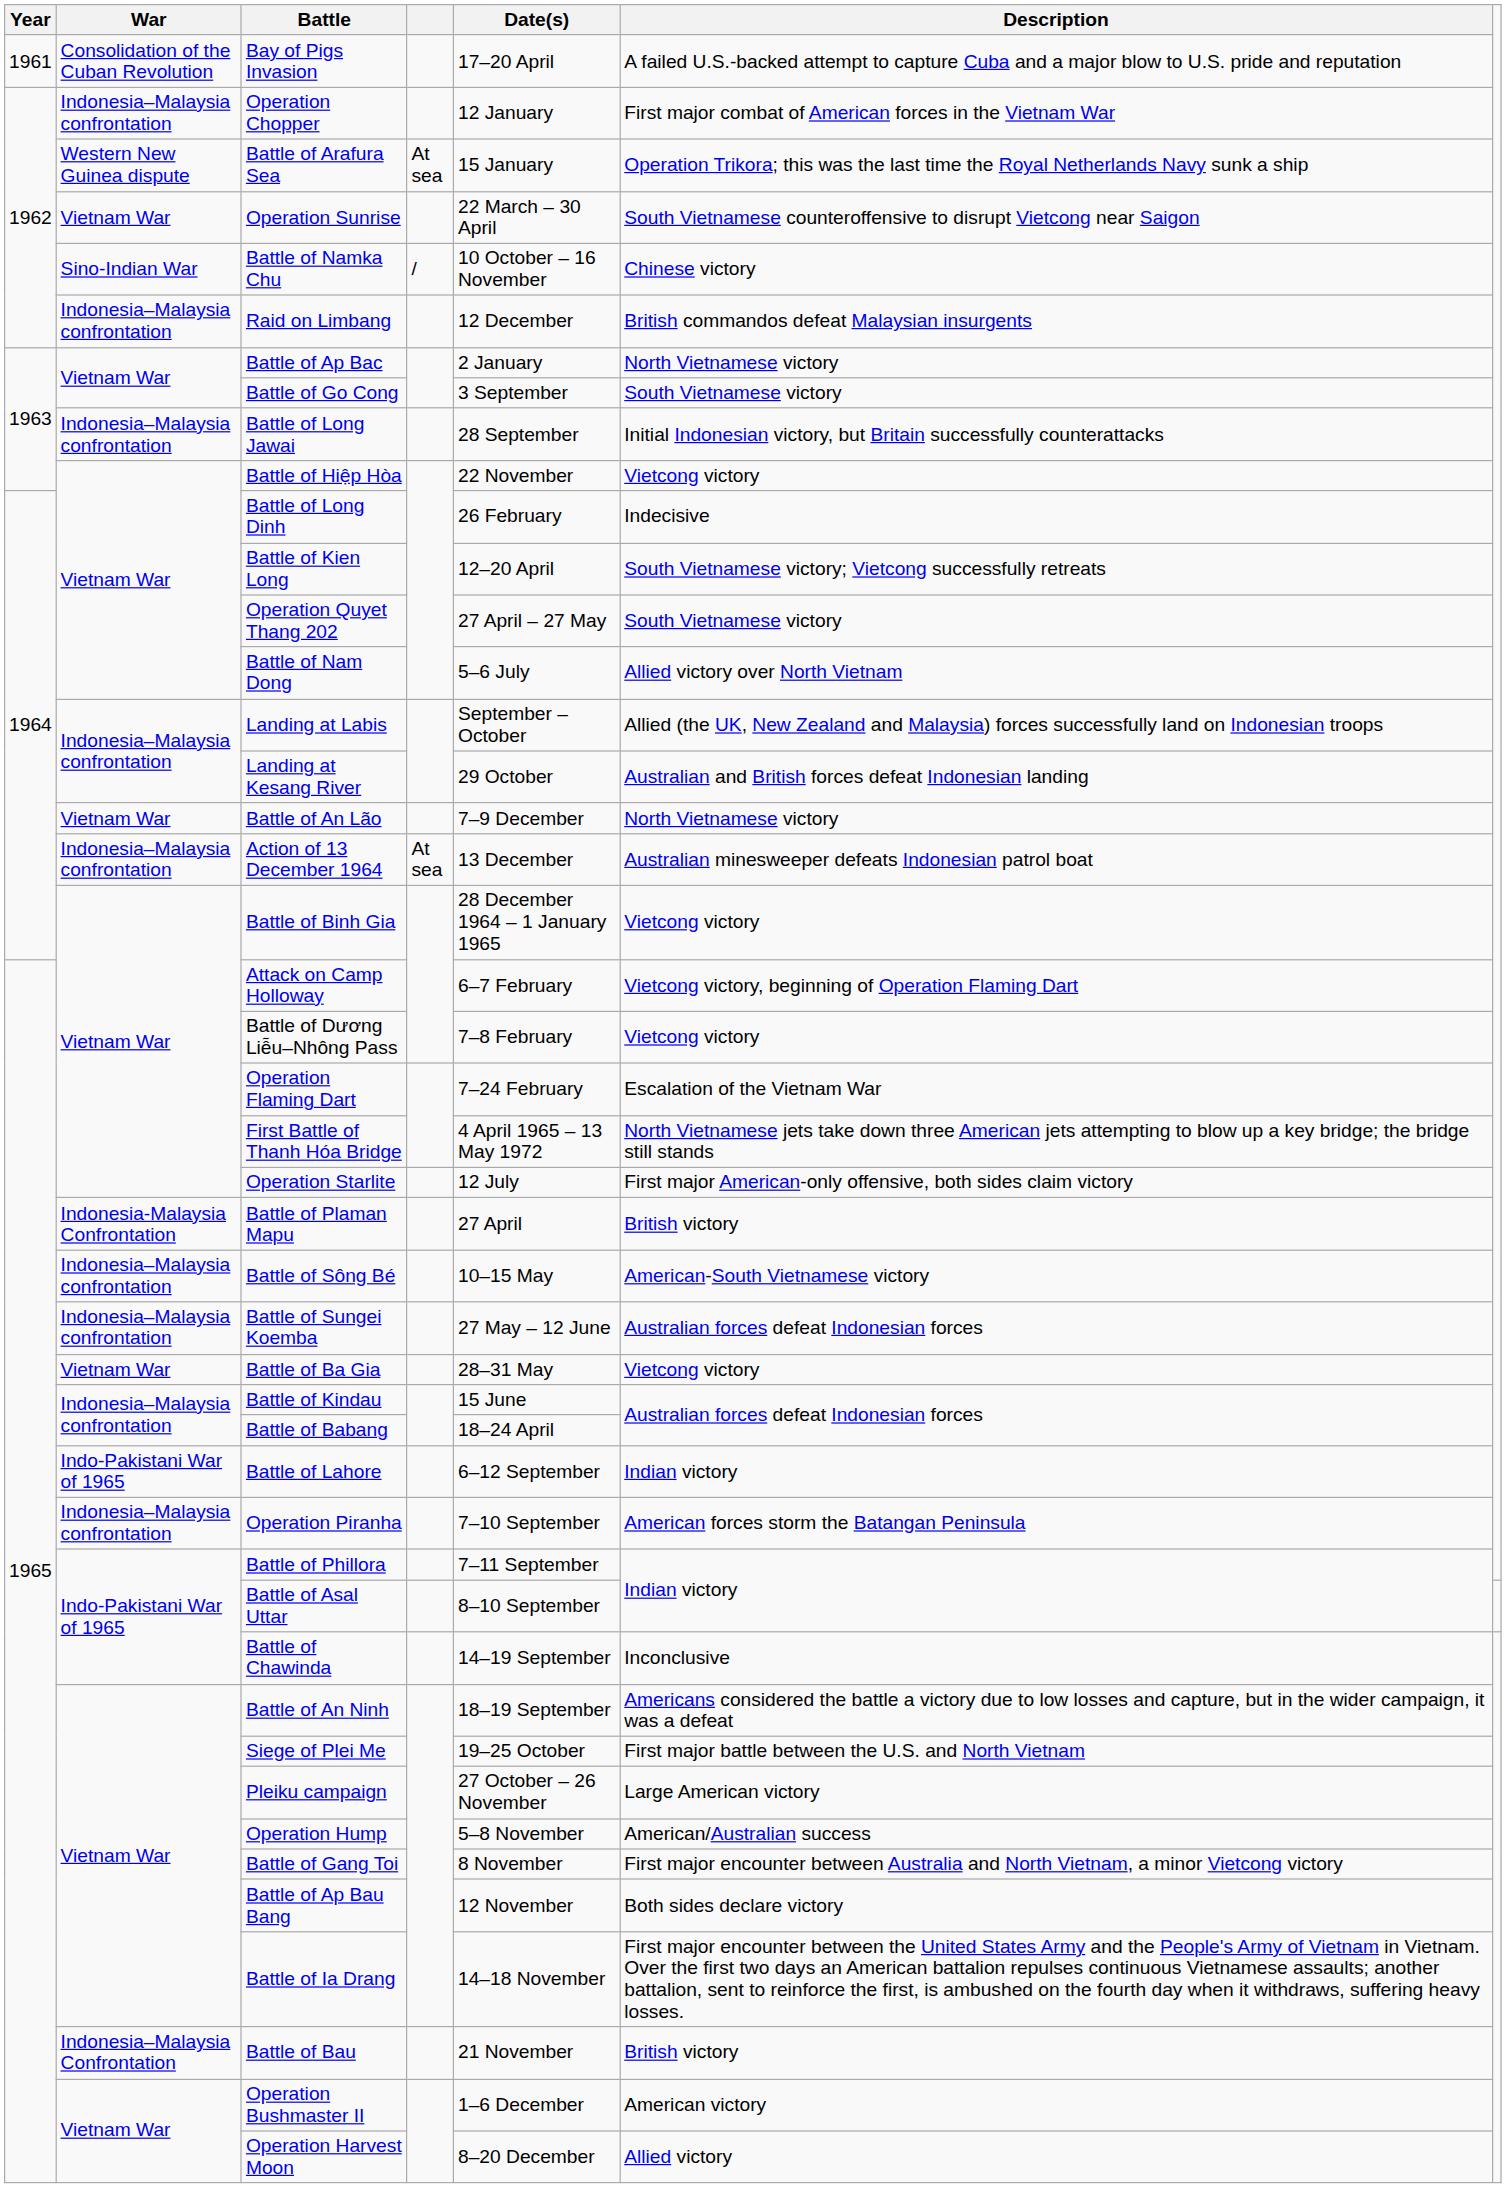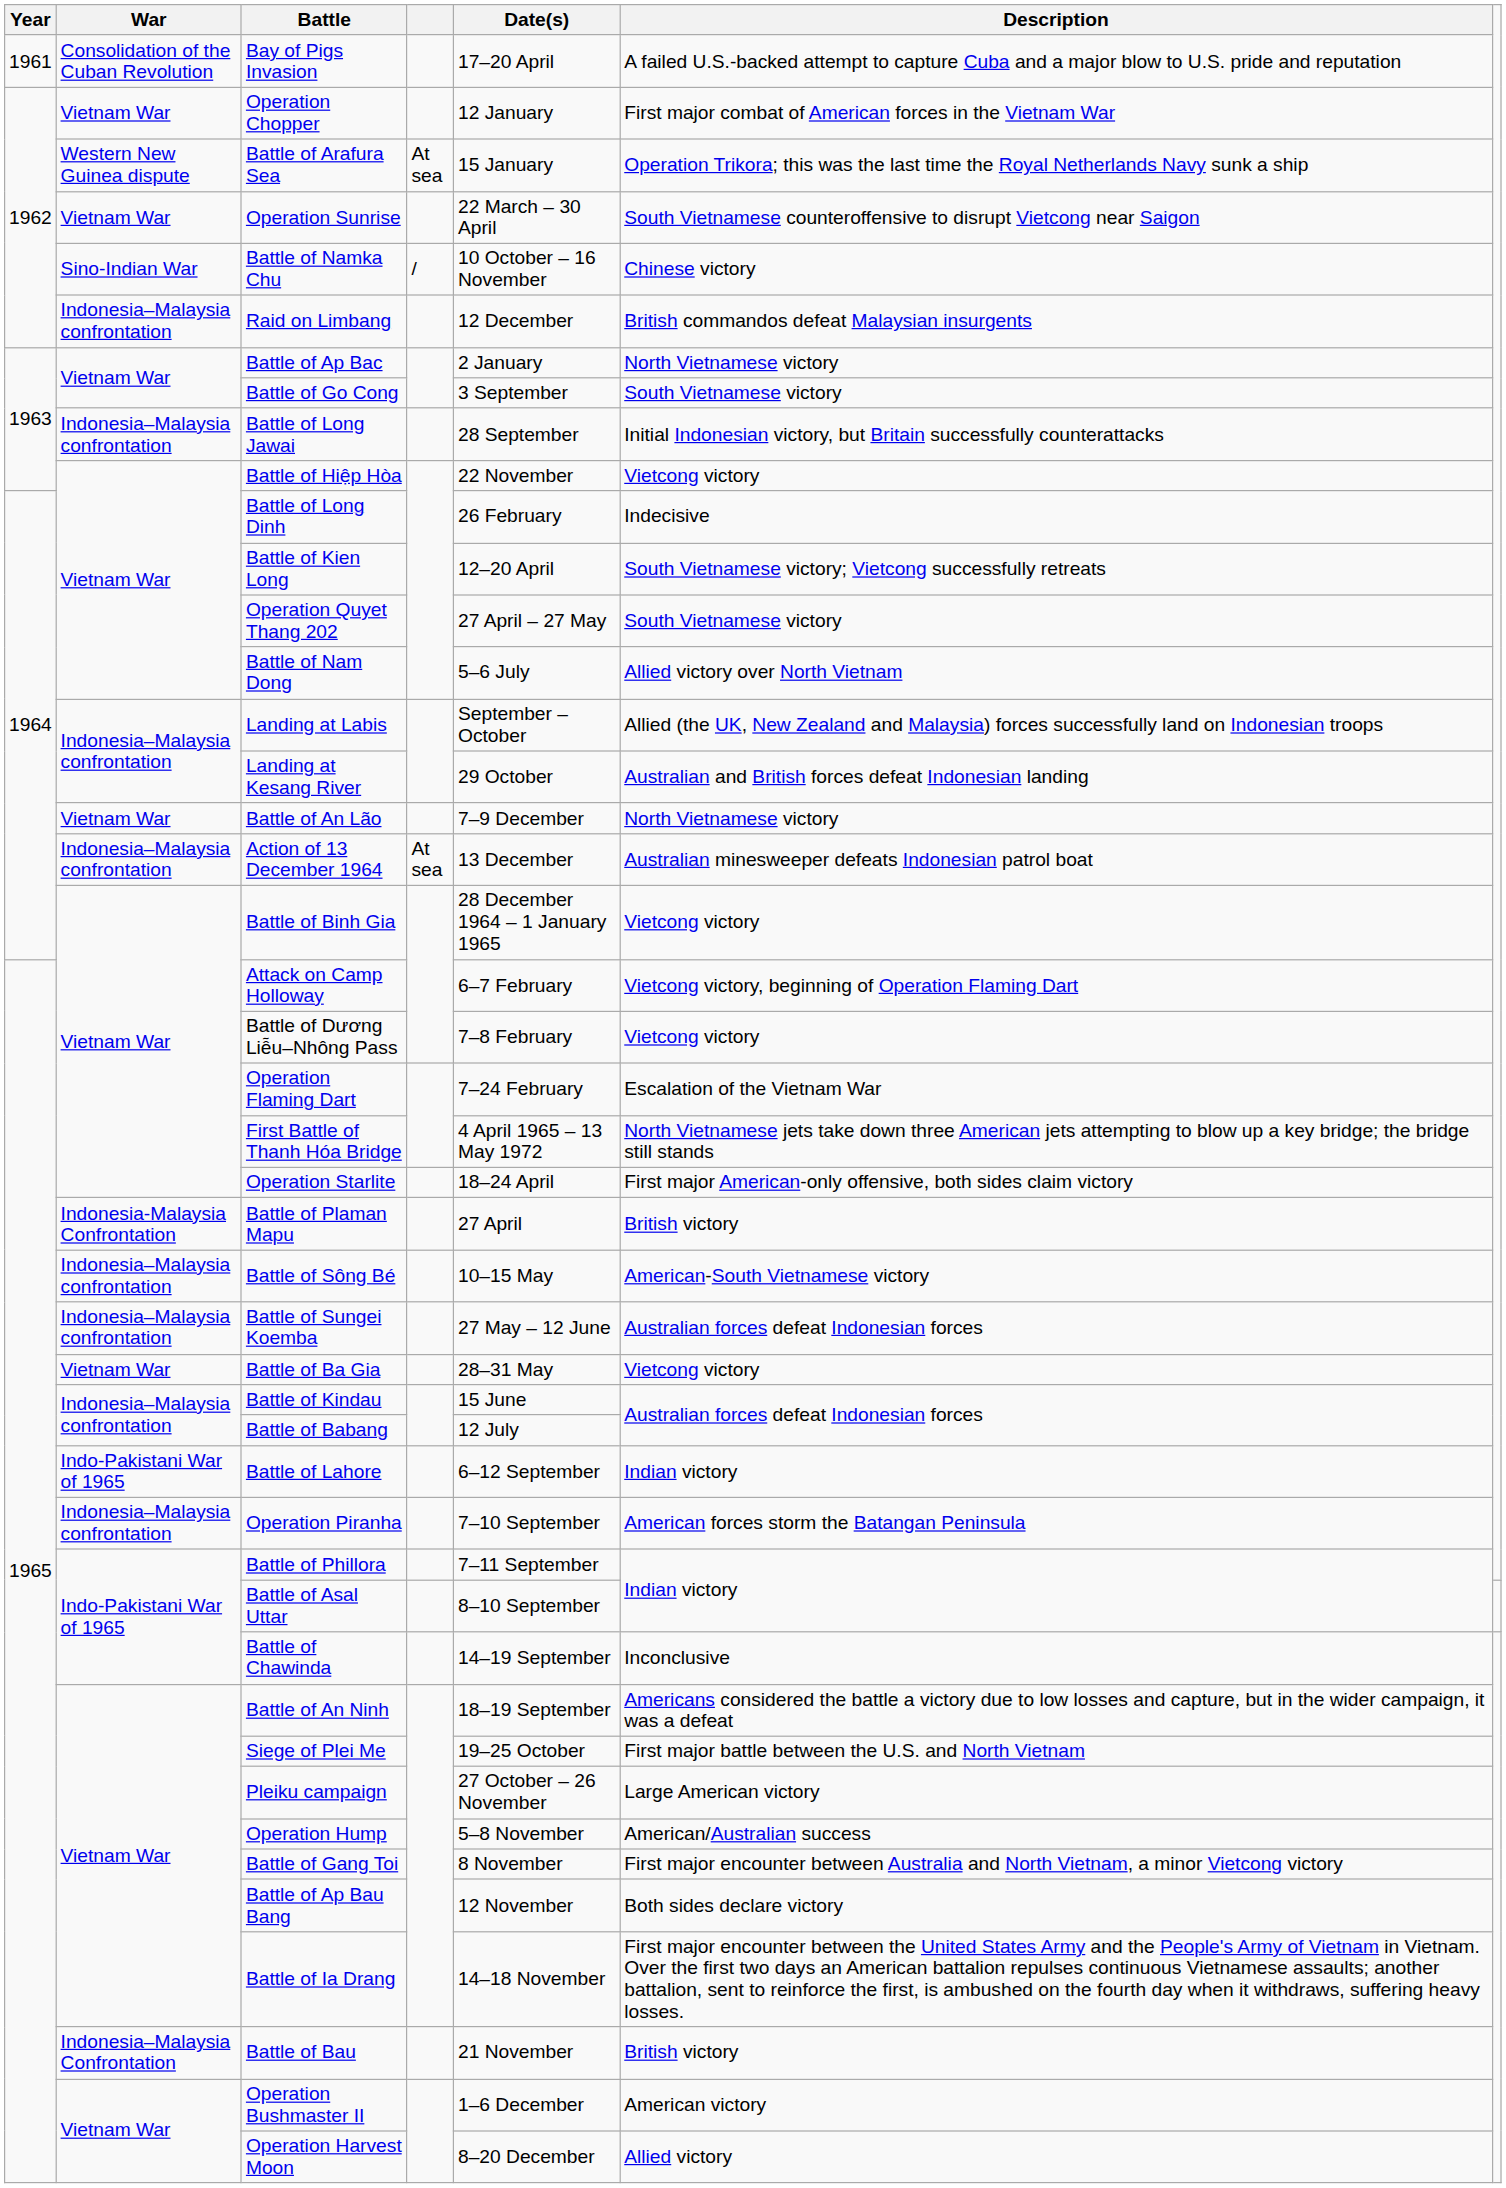(145, 113) Indonesia–Malaysia confrontation -> (116, 113) Vietnam War
(488, 1182) 12 July -> (506, 1182) 18–24 April
(506, 1430) 18–24 April -> (488, 1430) 12 July
